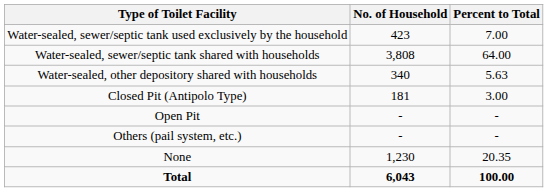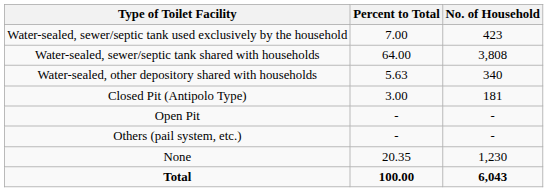columns swapped: (400, 14) <-> (497, 14)
